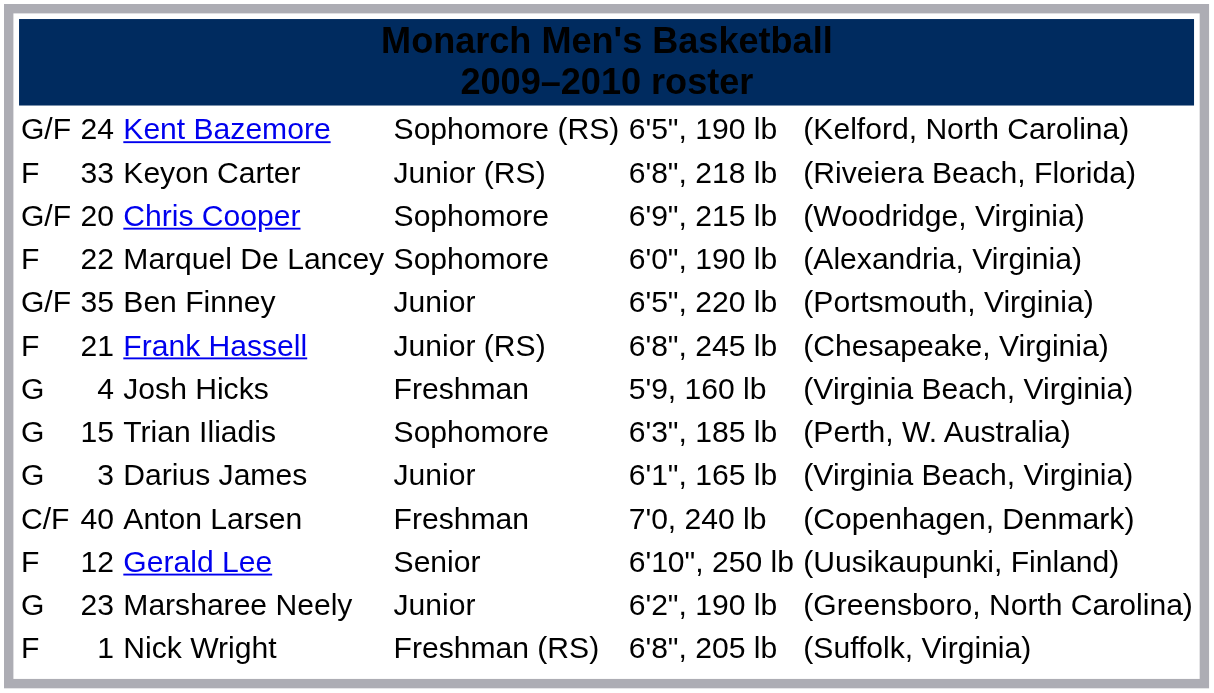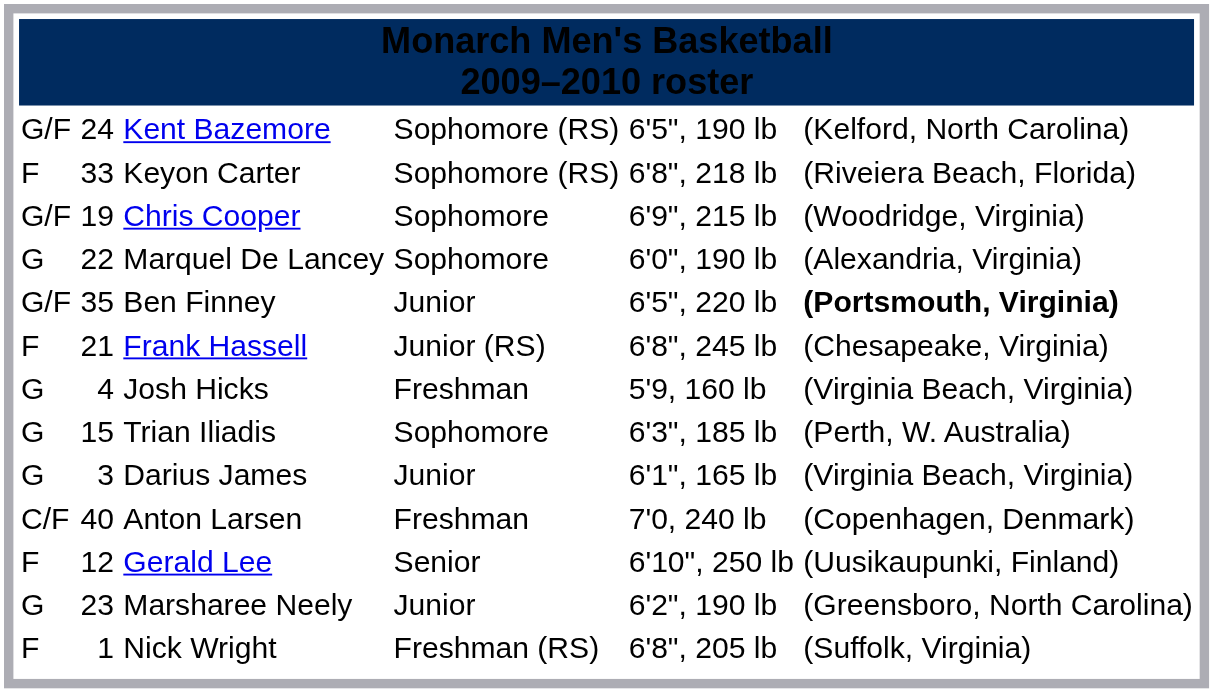(470, 172) Junior (RS) -> (506, 172) Sophomore (RS)
(97, 216) 20 -> (97, 216) 19
(30, 259) F -> (33, 259) G
(949, 302) normal -> (961, 302) bold
